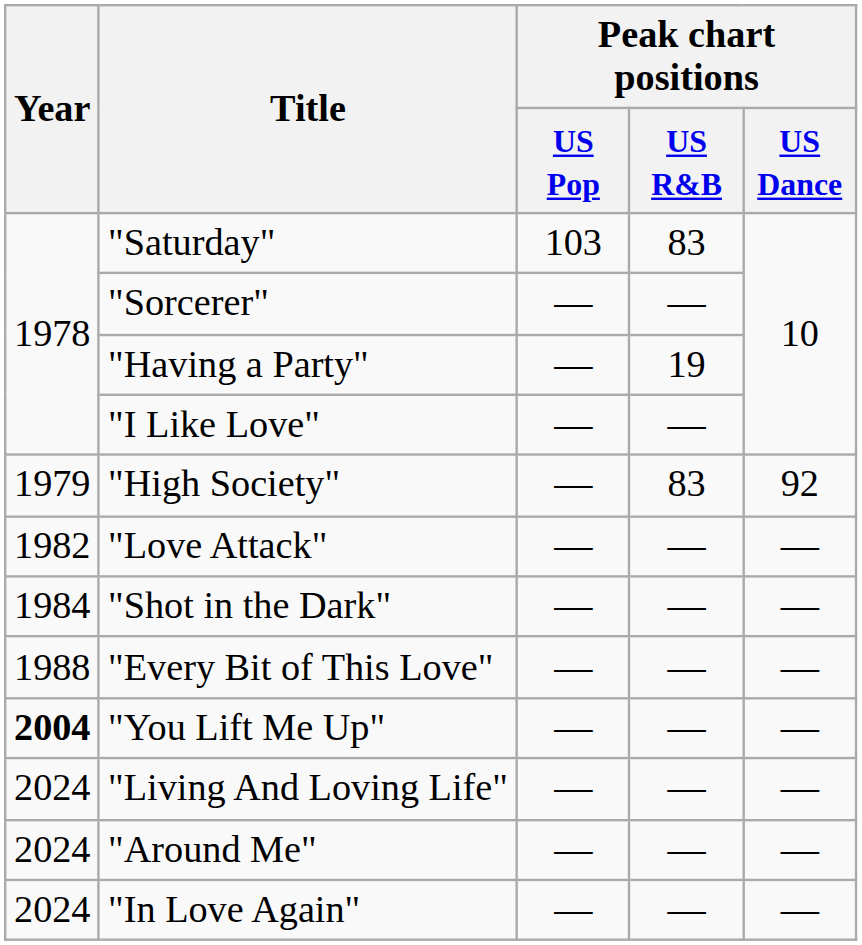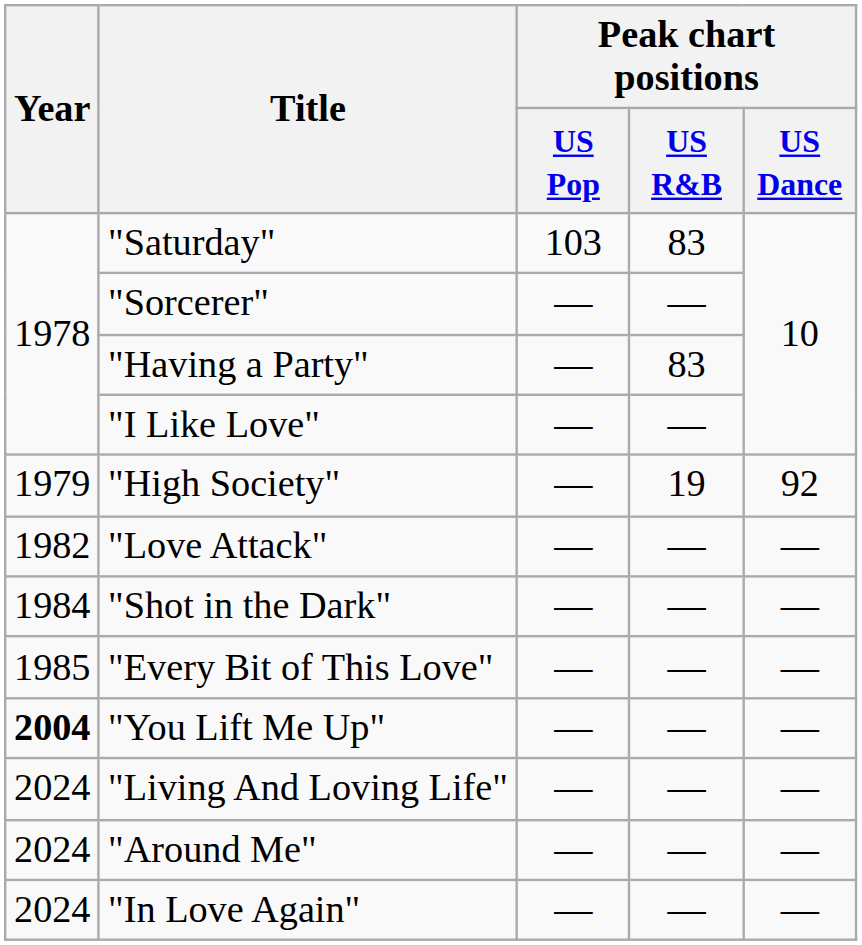(687, 363) 19 -> (687, 363) 83
(687, 484) 83 -> (687, 484) 19
(52, 666) 1988 -> (52, 666) 1985
